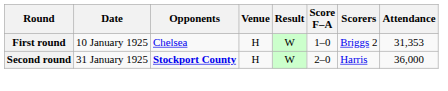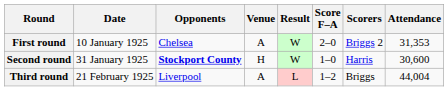(255, 42) H -> (261, 42) A
(322, 42) 1–0 -> (328, 42) 2–0
(322, 59) 2–0 -> (328, 59) 1–0
(409, 59) 36,000 -> (414, 59) 30,600
+ row: (39, 77)
